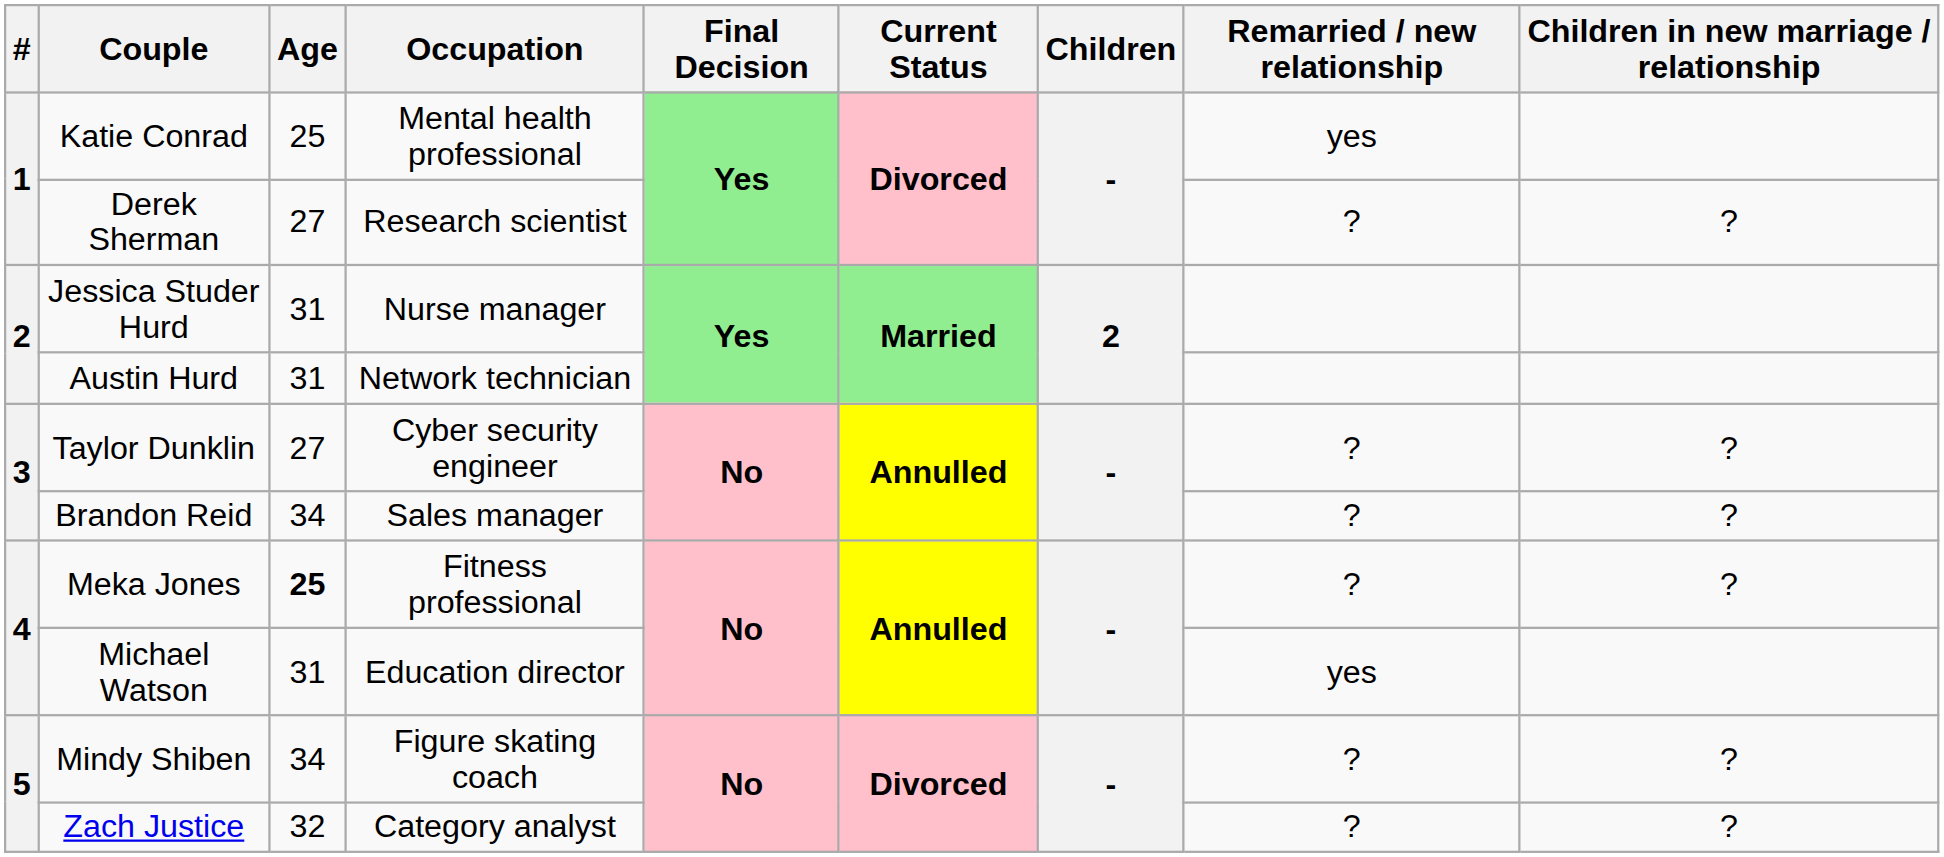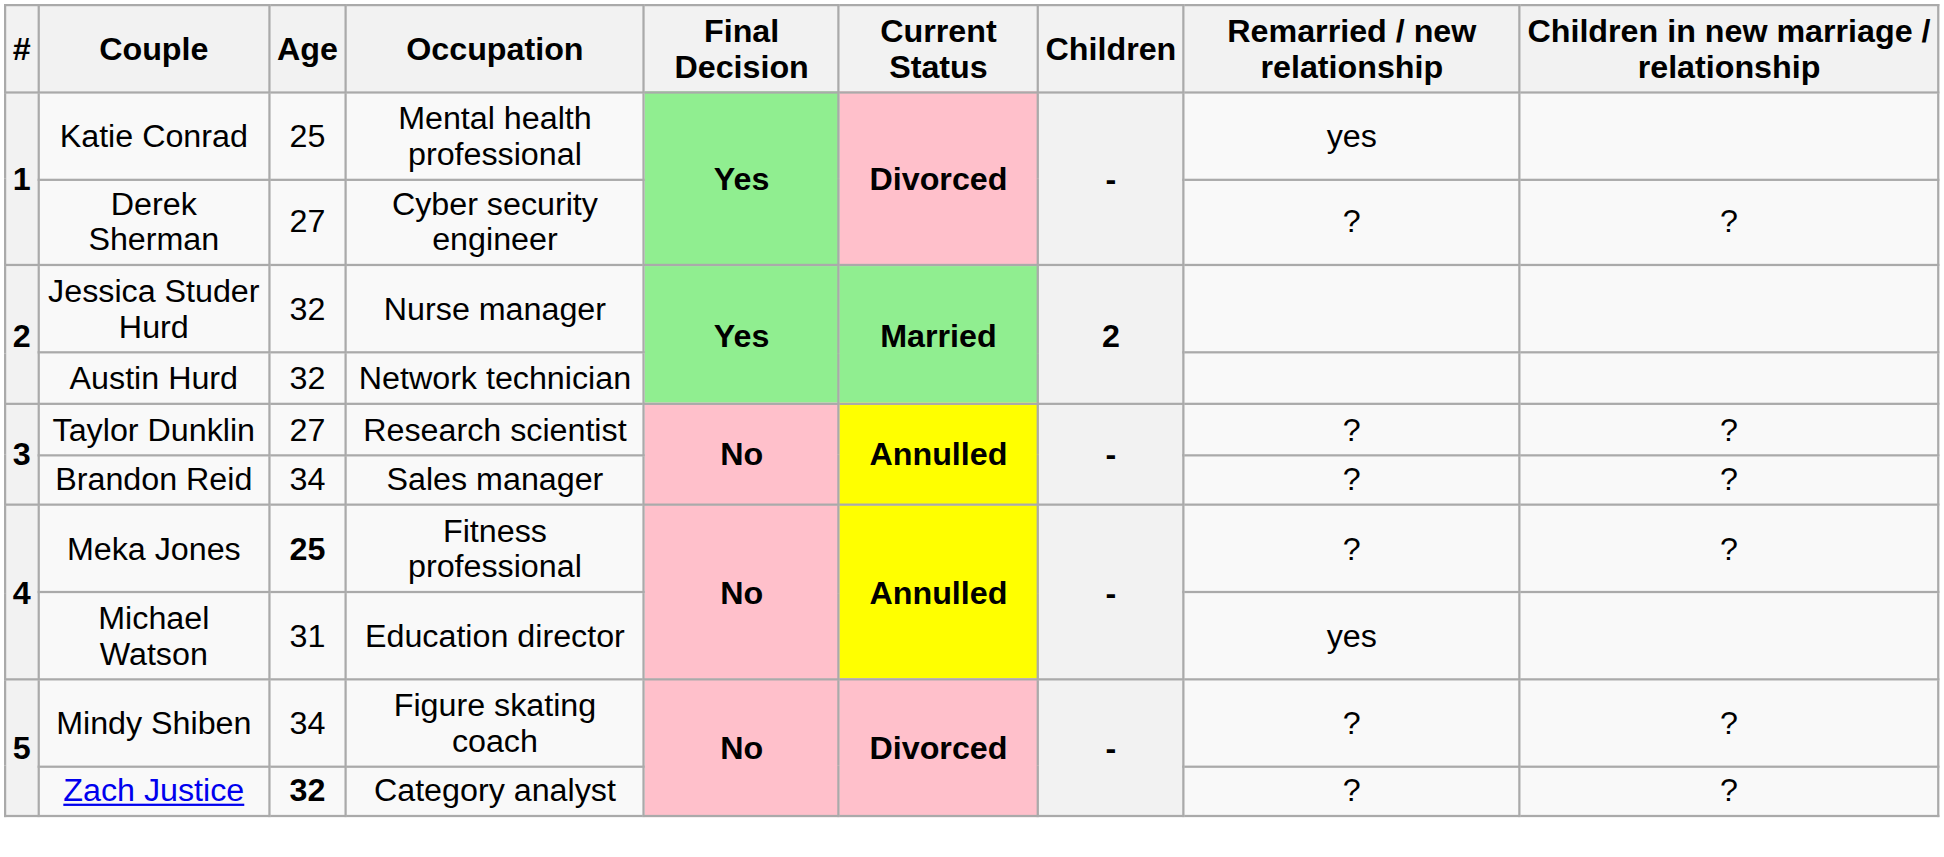(495, 223) Research scientist -> (495, 223) Cyber security engineer
(307, 309) 31 -> (307, 309) 32
(307, 378) 31 -> (307, 378) 32
(495, 447) Cyber security engineer -> (495, 429) Research scientist
(307, 827) normal -> (307, 791) bold
